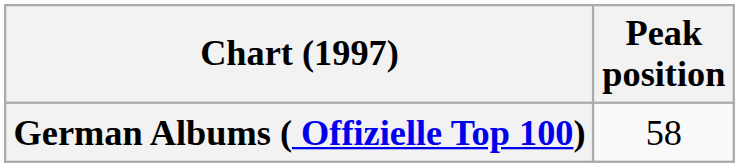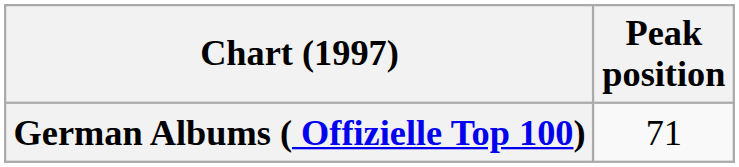(664, 131) 58 -> (664, 131) 71
